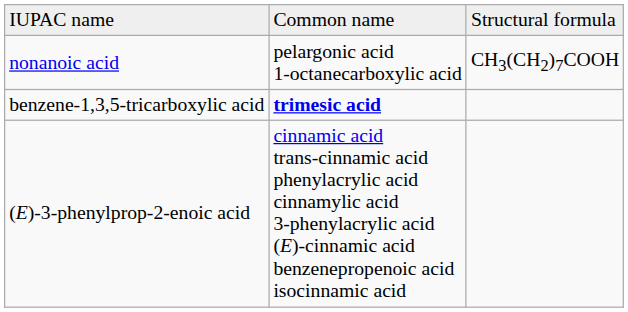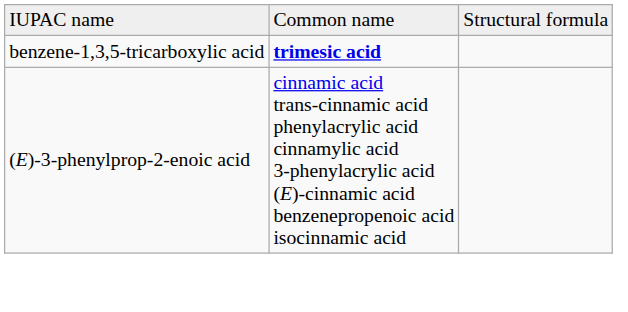- row: (64, 62)
